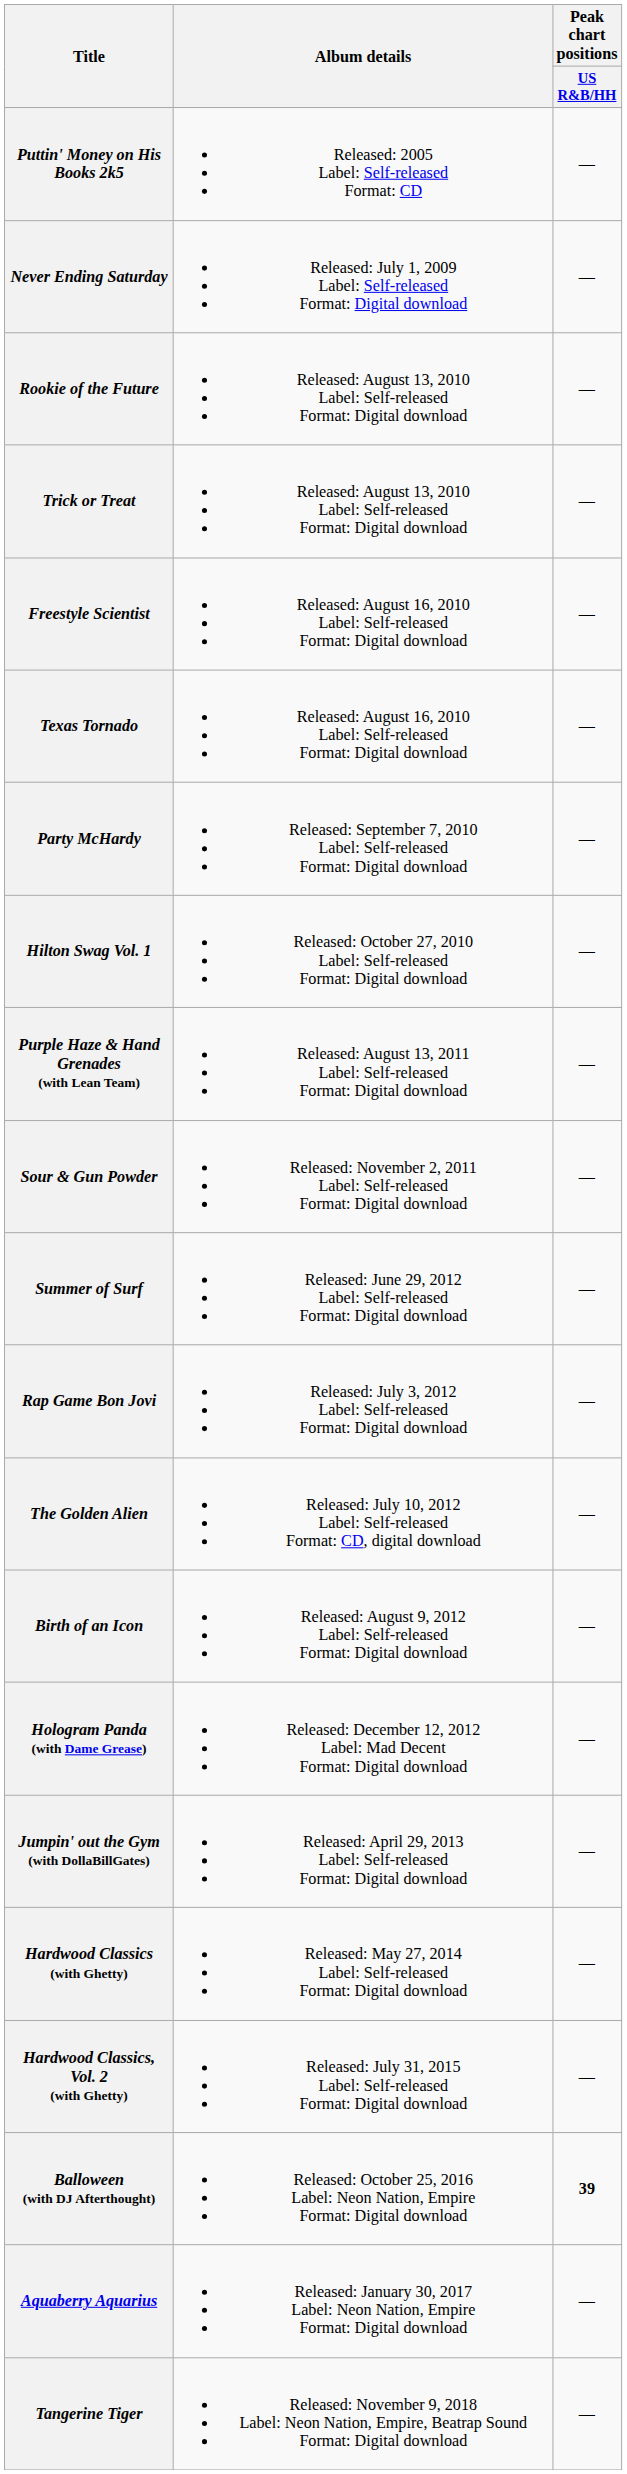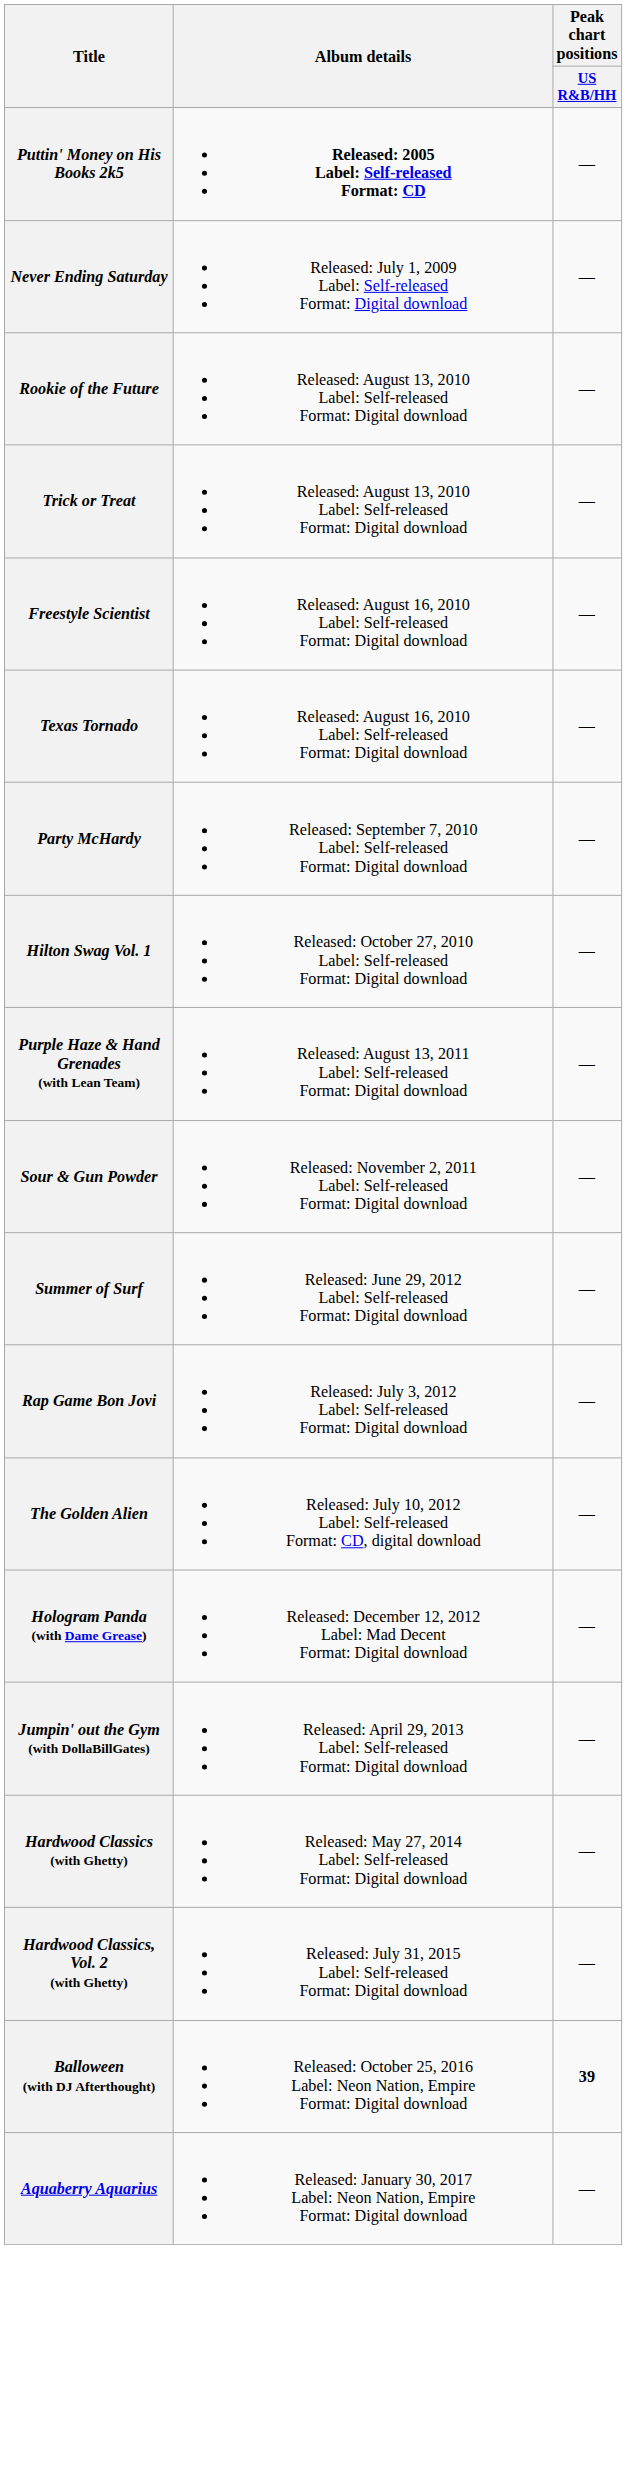(363, 173) normal -> (363, 173) bold
- row: (89, 1626)
- row: (89, 2413)
